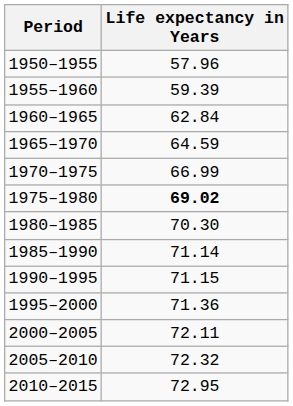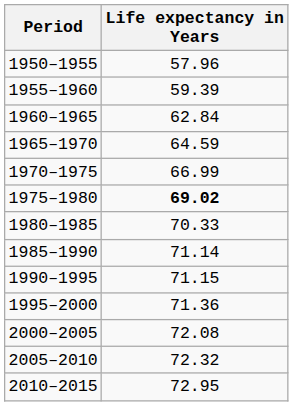(195, 225) 70.30 -> (195, 225) 70.33
(195, 333) 72.11 -> (195, 333) 72.08
